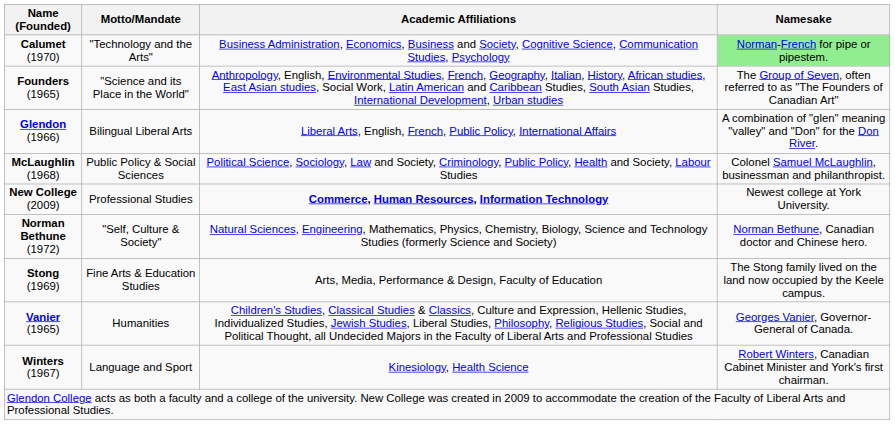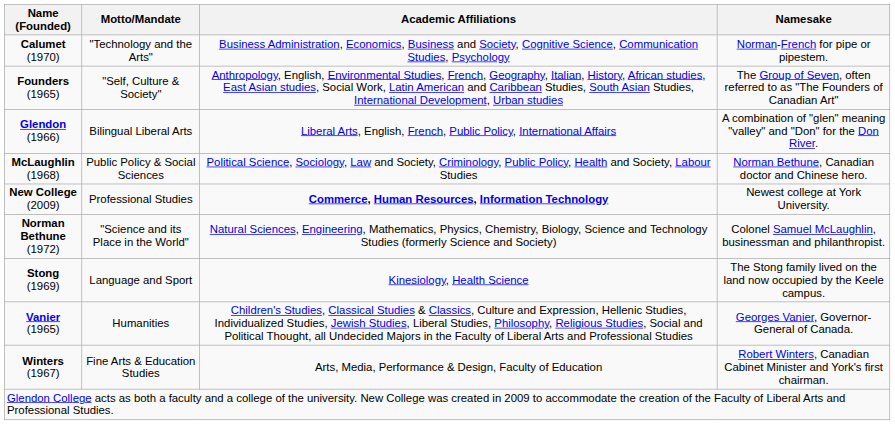(804, 50) lightgreen background -> (804, 50) no background
(141, 87) "Science and its Place in the World" -> (141, 87) "Self, Culture & Society"
(804, 168) Colonel Samuel McLaughlin, businessman and philanthropist. -> (804, 168) Norman Bethune, Canadian doctor and Chinese hero.
(141, 236) "Self, Culture & Society" -> (141, 236) "Science and its Place in the World"
(804, 236) Norman Bethune, Canadian doctor and Chinese hero. -> (804, 236) Colonel Samuel McLaughlin, businessman and philanthropist.
(141, 280) Fine Arts & Education Studies -> (141, 280) Language and Sport
(459, 280) Arts, Media, Performance & Design, Faculty of Education -> (459, 280) Kinesiology, Health Science
(141, 367) Language and Sport -> (141, 367) Fine Arts & Education Studies
(459, 367) Kinesiology, Health Science -> (459, 367) Arts, Media, Performance & Design, Faculty of Education
